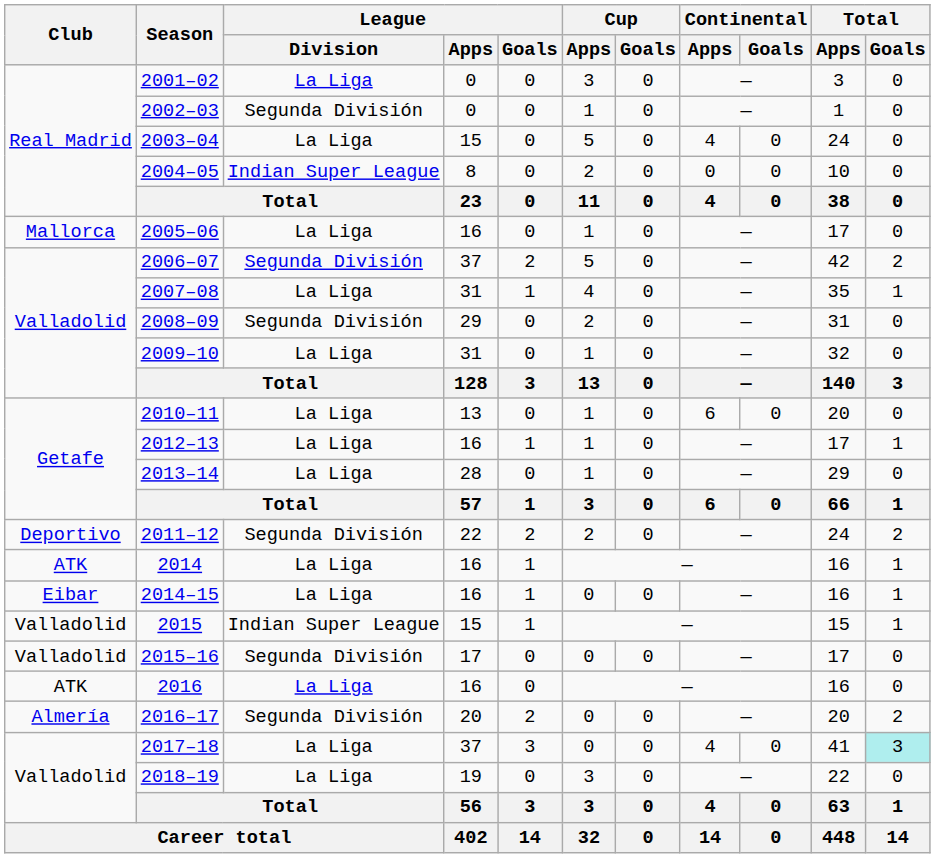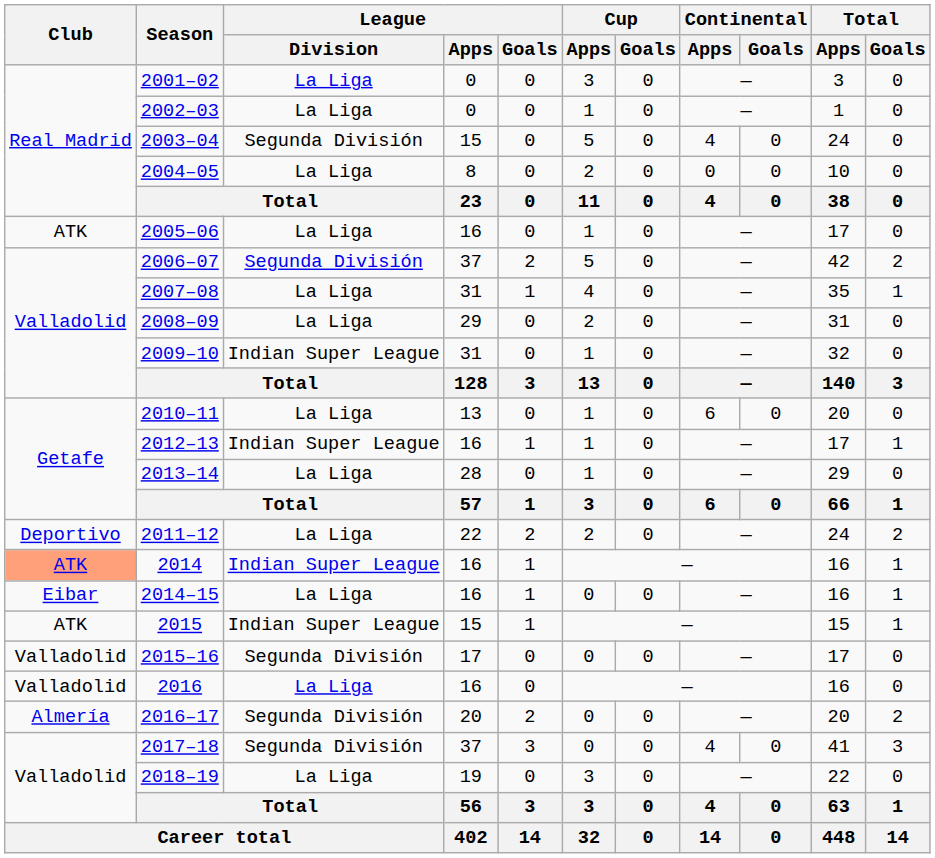(334, 111) Segunda División -> (334, 111) La Liga
(334, 141) La Liga -> (334, 141) Segunda División
(334, 171) Indian Super League -> (334, 171) La Liga
(71, 232) Mallorca -> (70, 232) ATK
(334, 323) Segunda División -> (334, 323) La Liga
(334, 353) La Liga -> (334, 353) Indian Super League
(334, 444) La Liga -> (334, 444) Indian Super League
(334, 535) Segunda División -> (334, 535) La Liga
(70, 565) no background -> (70, 565) lightsalmon background
(334, 565) La Liga -> (334, 565) Indian Super League
(71, 626) Valladolid -> (70, 626) ATK
(70, 686) ATK -> (71, 686) Valladolid
(334, 747) La Liga -> (334, 747) Segunda División
(898, 747) paleturquoise background -> (898, 747) no background
